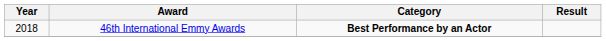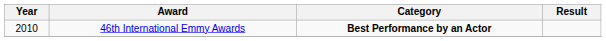(27, 28) 2018 -> (27, 28) 2010
